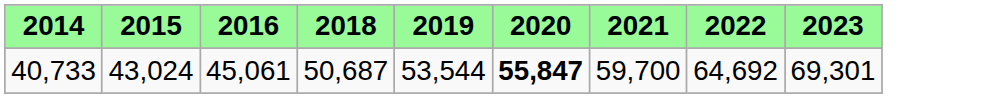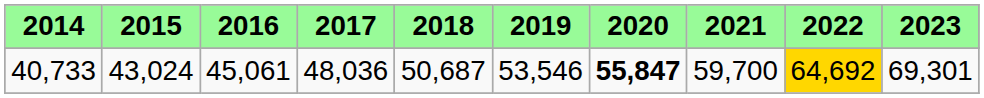+ column: (346, 26)
(443, 70) 53,544 -> (541, 70) 53,546
(736, 70) no background -> (833, 70) gold background
